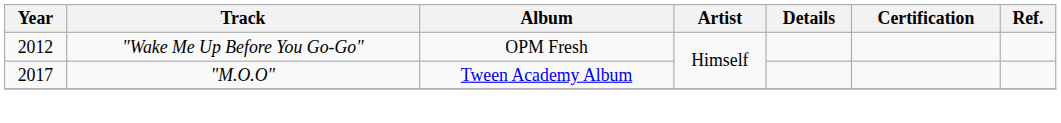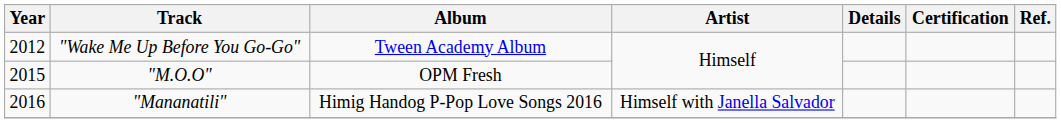(547, 46) OPM Fresh -> (460, 46) Tween Academy Album
(35, 74) 2017 -> (27, 74) 2015
(547, 74) Tween Academy Album -> (460, 74) OPM Fresh
+ row: (180, 103)
